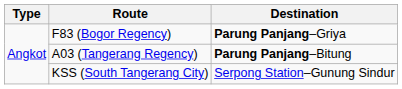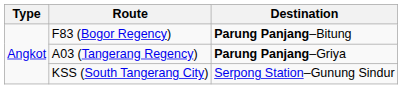(280, 34) Parung Panjang–Griya -> (283, 34) Parung Panjang–Bitung
(283, 53) Parung Panjang–Bitung -> (280, 53) Parung Panjang–Griya
